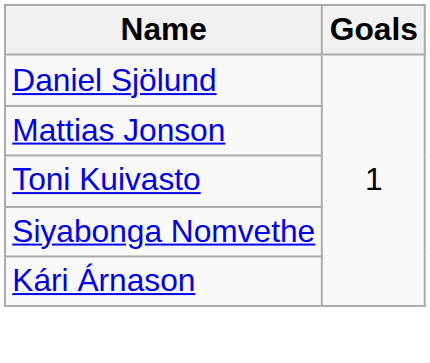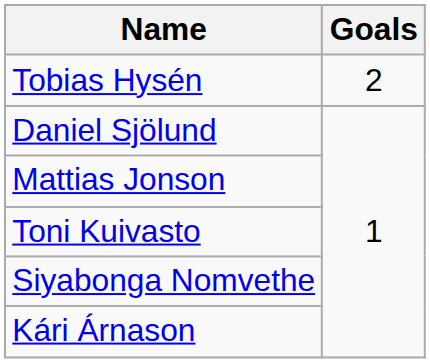+ row: (107, 79)
